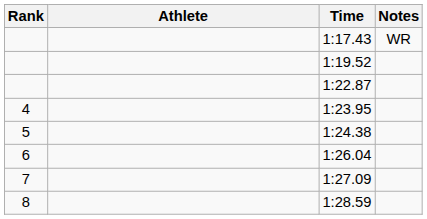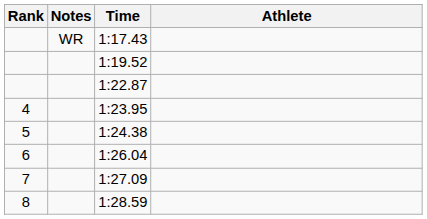columns swapped: (183, 16) <-> (399, 16)
